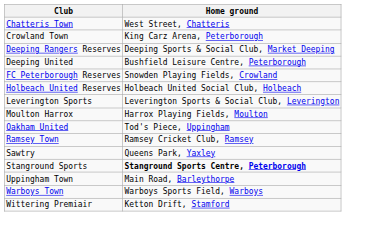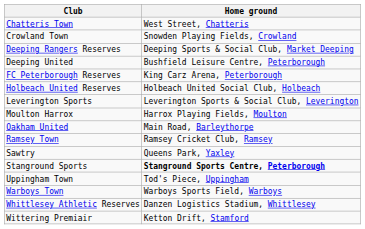(194, 37) King Carz Arena, Peterborough -> (220, 37) Snowden Playing Fields, Crowland
(201, 75) Snowden Playing Fields, Crowland -> (213, 75) King Carz Arena, Peterborough
(177, 127) Tod's Piece, Uppingham -> (199, 127) Main Road, Barleythorpe
(179, 179) Main Road, Barleythorpe -> (196, 179) Tod's Piece, Uppingham
+ row: (73, 205)
